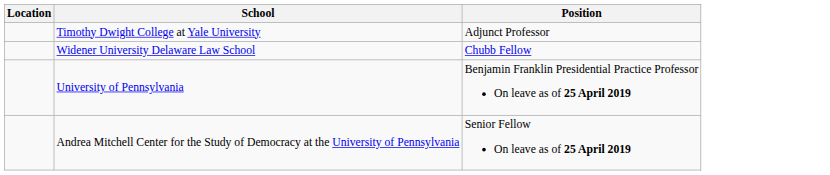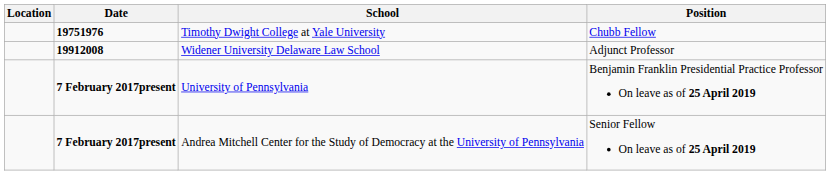+ column: (116, 13)
(507, 32) Adjunct Professor -> (623, 32) Chubb Fellow
(498, 50) Chubb Fellow -> (632, 50) Adjunct Professor
